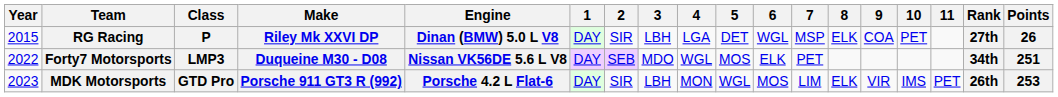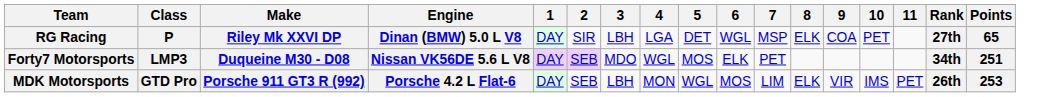- column: (23, 16)
(1028, 38) 26 -> (991, 38) 65
(621, 81) SIR -> (584, 81) SEB
